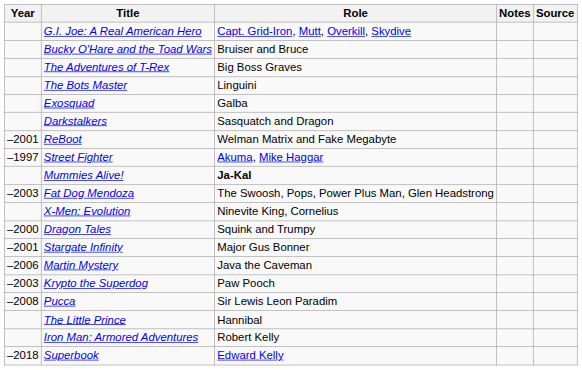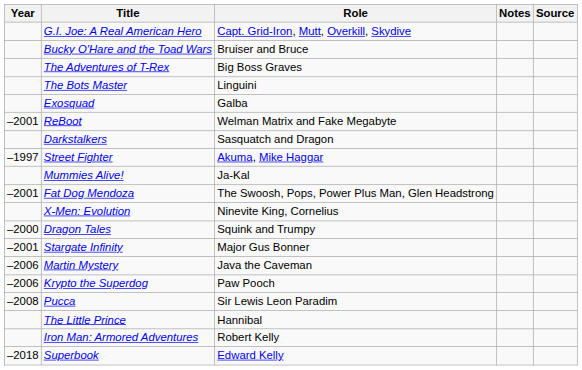rows swapped: (63, 139) <-> (75, 121)
(234, 175) bold -> (233, 175) normal
(23, 193) –2003 -> (23, 193) –2001
(23, 283) –2003 -> (23, 283) –2006
